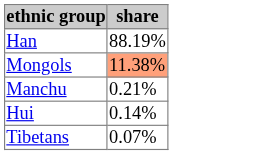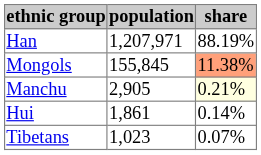+ column: (152, 16)
(133, 89) no background -> (221, 89) lightyellow background
